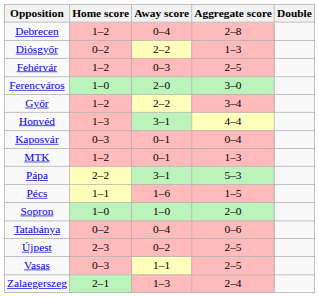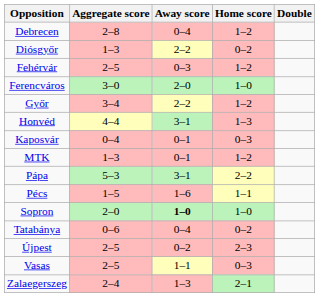columns swapped: (101, 13) <-> (233, 13)
(162, 211) normal -> (182, 211) bold
